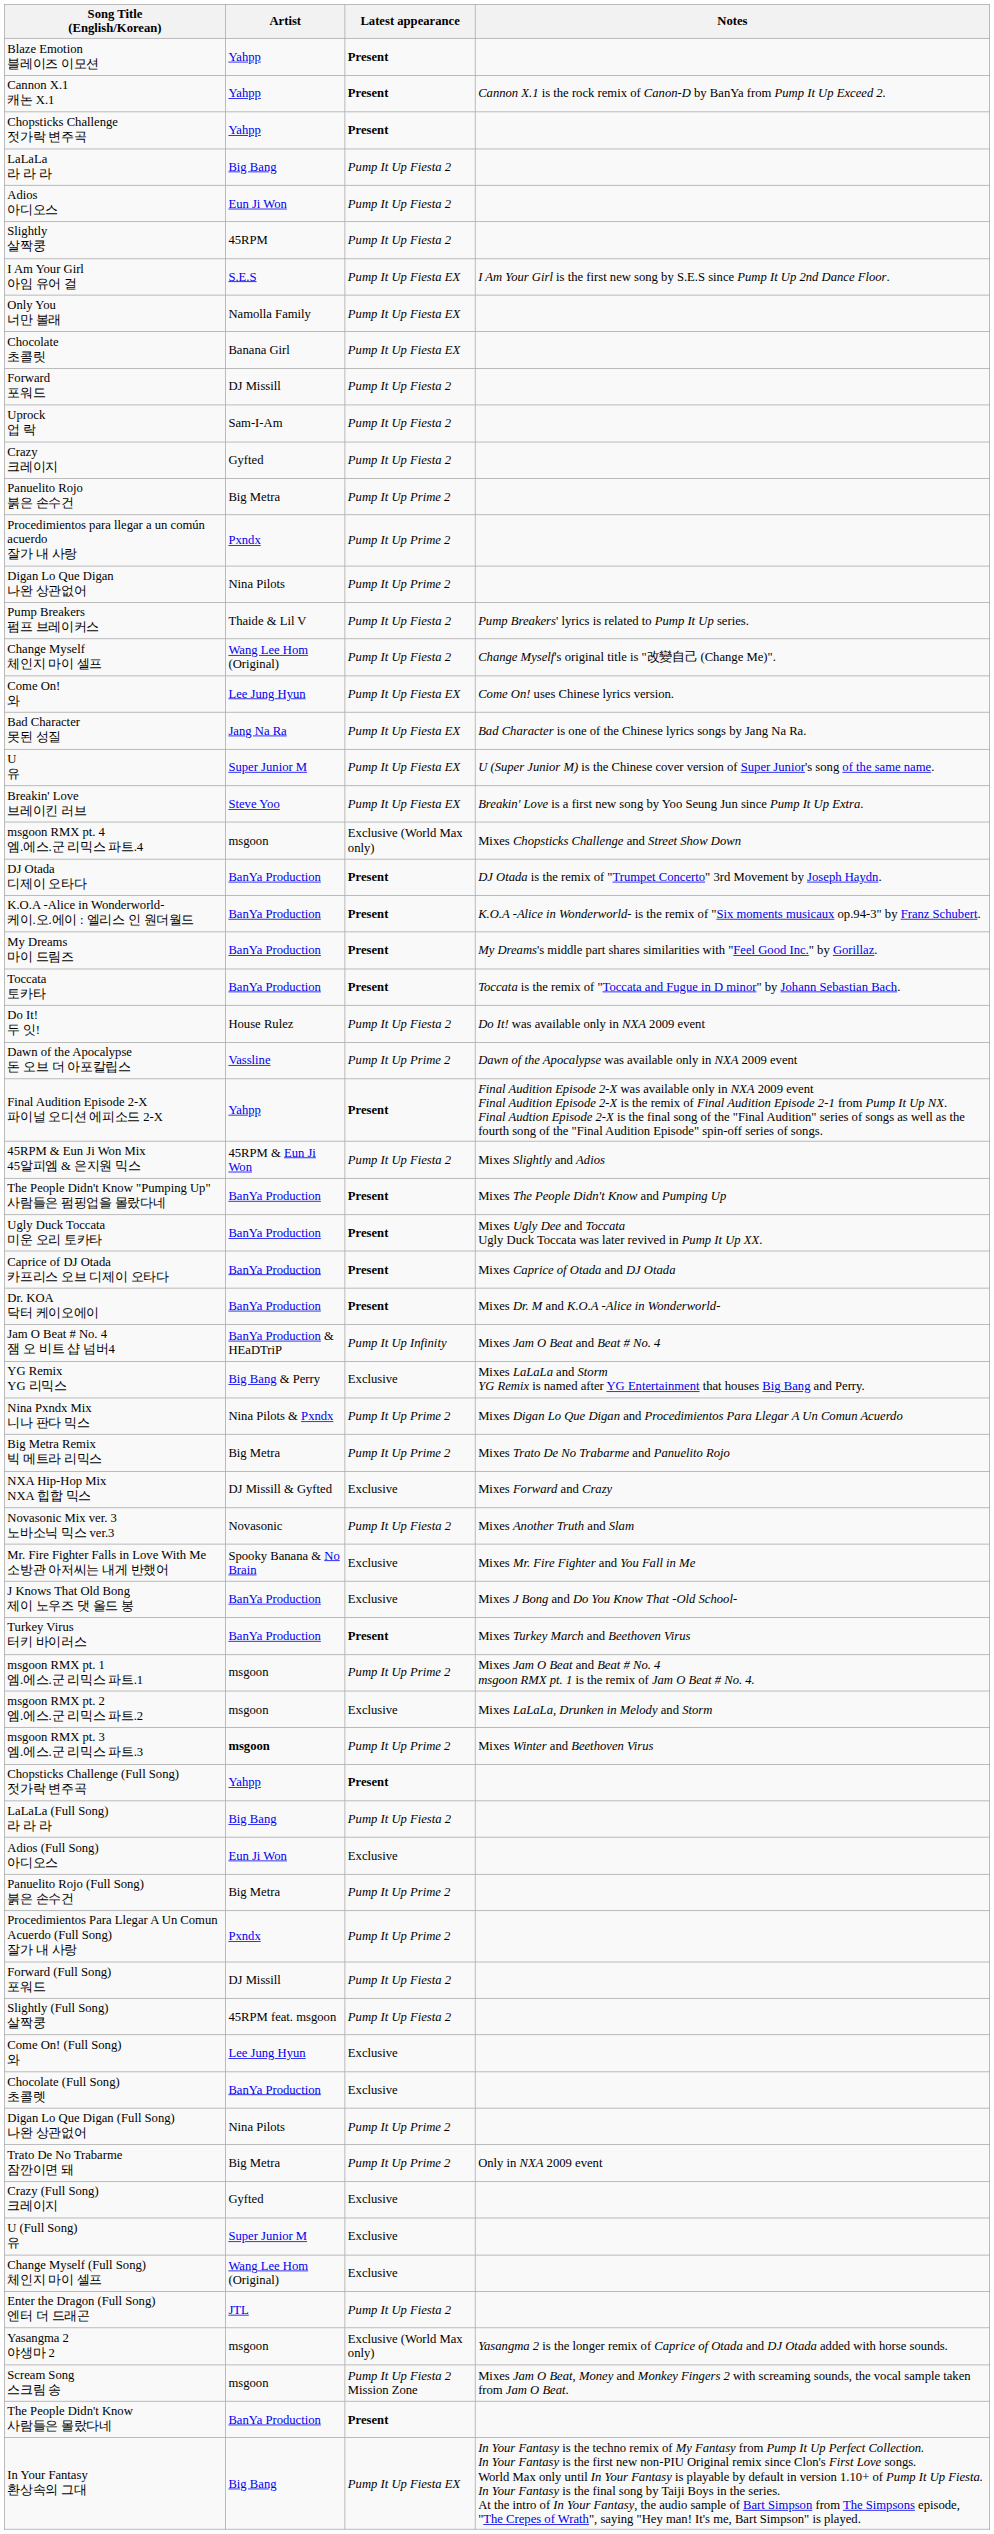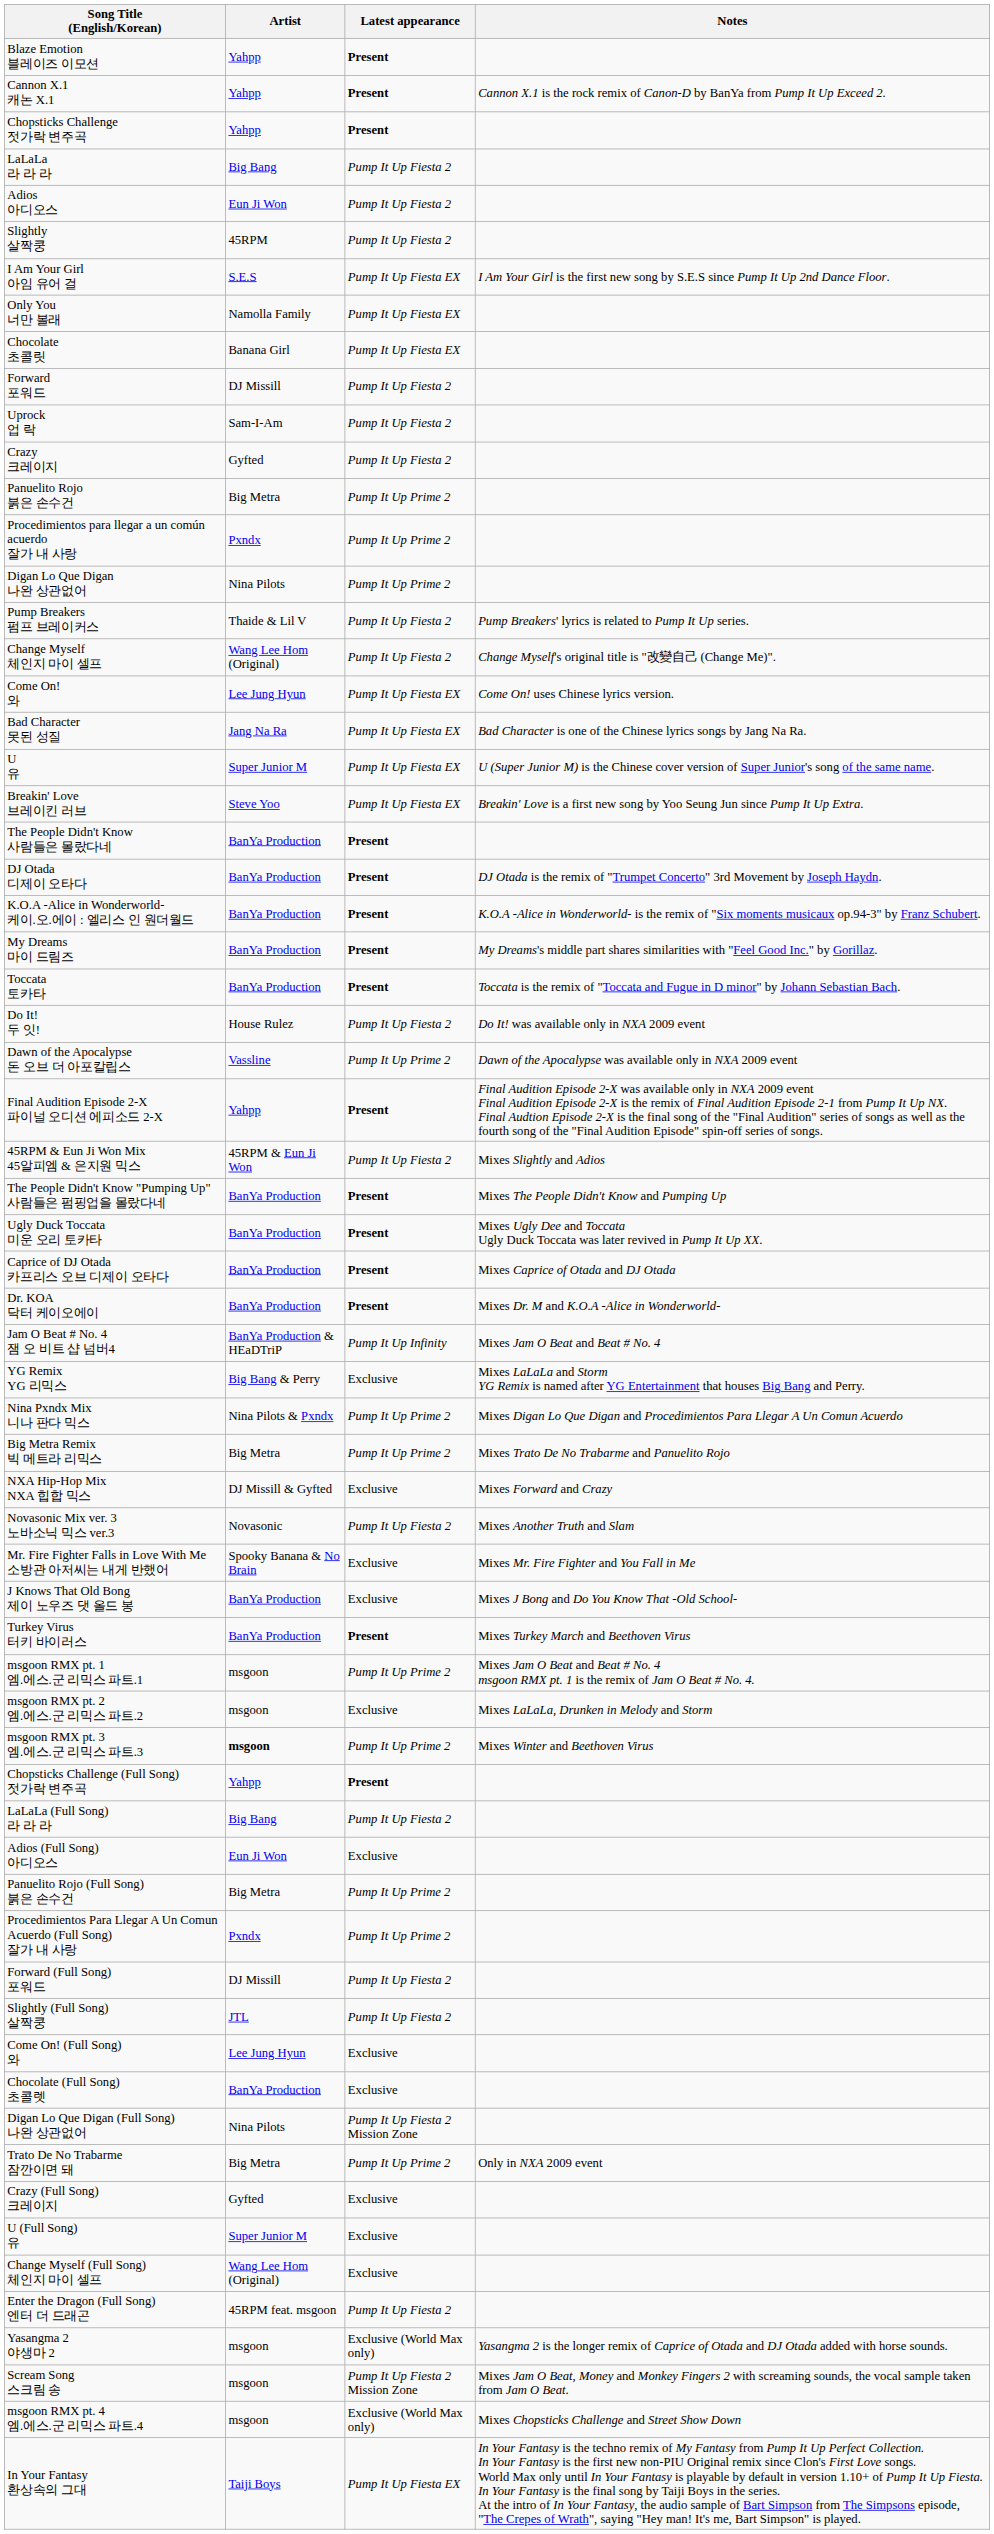rows swapped: (70, 2418) <-> (75, 839)
(282, 2016) 45RPM feat. msgoon -> (239, 2016) JTL
(399, 2126) Pump It Up Prime 2 -> (399, 2126) Pump It Up Fiesta 2 Mission Zone
(239, 2309) JTL -> (282, 2309) 45RPM feat. msgoon
(252, 2483) Big Bang -> (254, 2483) Taiji Boys
